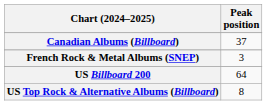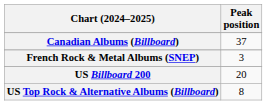(241, 74) 64 -> (241, 74) 20
